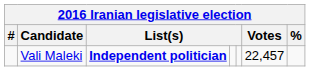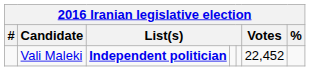(264, 55) 22,457 -> (264, 55) 22,452
